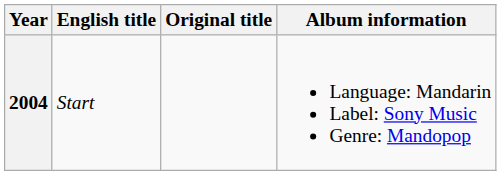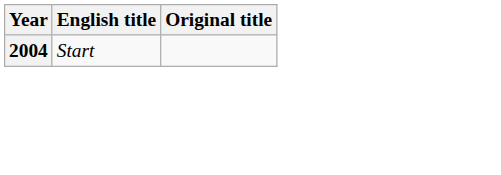- column: (386, 19)
